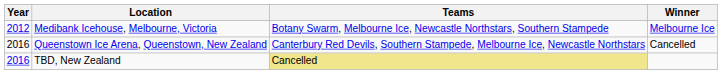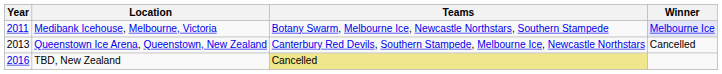(18, 28) 2012 -> (18, 28) 2011
(682, 28) no background -> (682, 28) lavender background
(18, 45) 2016 -> (18, 45) 2013
